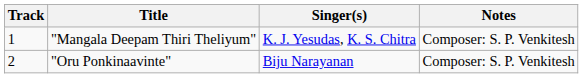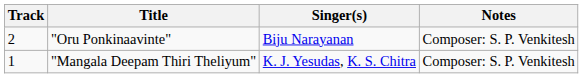rows swapped: (154, 38) <-> (111, 61)
